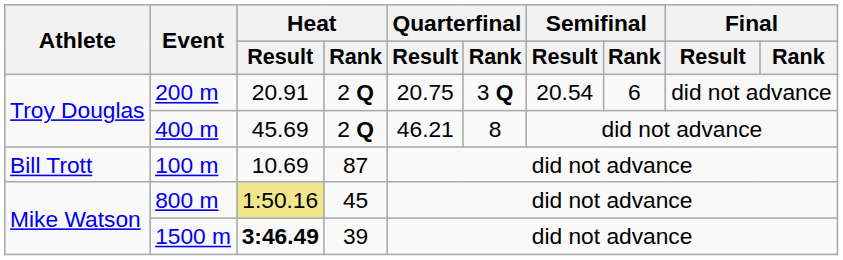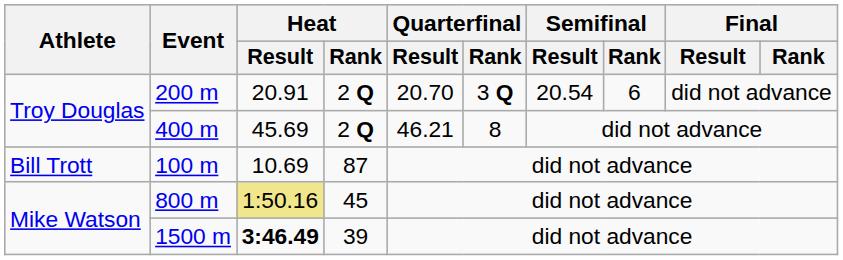(425, 93) 20.75 -> (425, 93) 20.70
